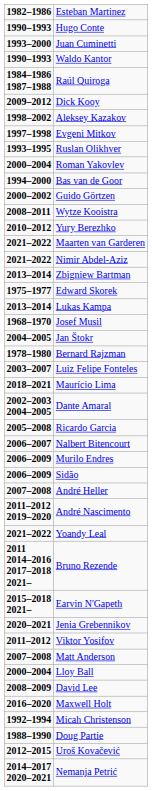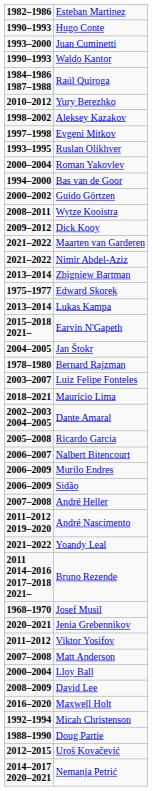rows swapped: (86, 228) <-> (78, 102)
rows swapped: (79, 322) <-> (89, 604)
